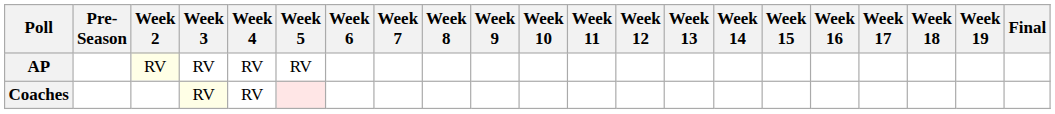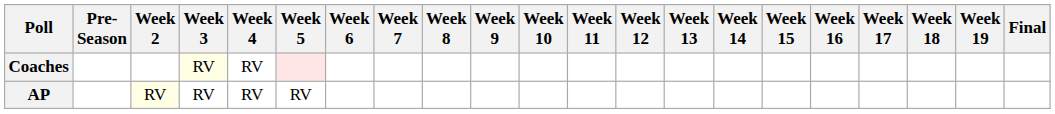rows swapped: (39, 66) <-> (39, 95)
